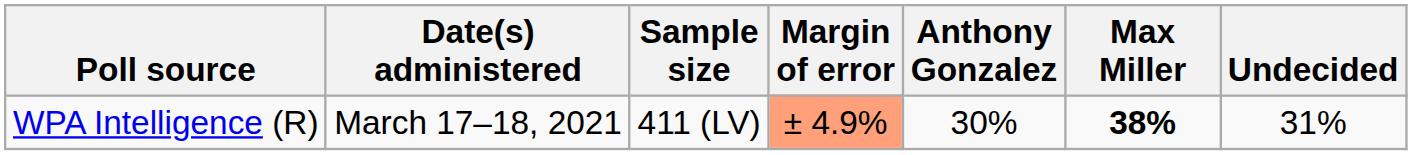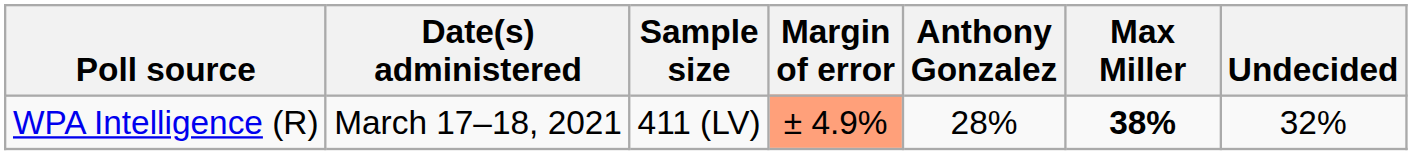(984, 122) 30% -> (984, 122) 28%
(1313, 122) 31% -> (1313, 122) 32%
